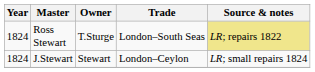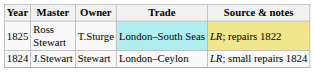(18, 36) 1824 -> (18, 36) 1825
(162, 36) no background -> (162, 36) paleturquoise background
